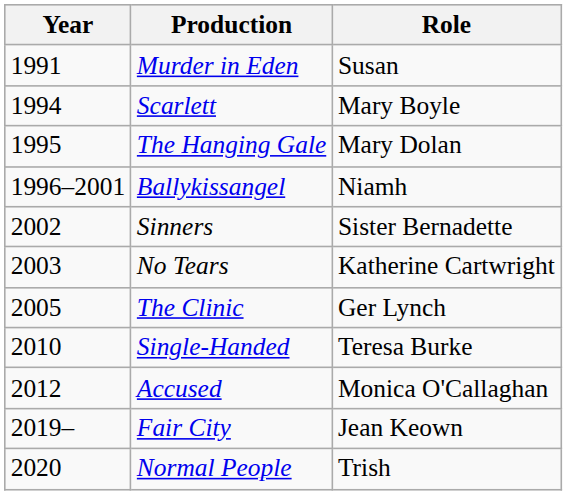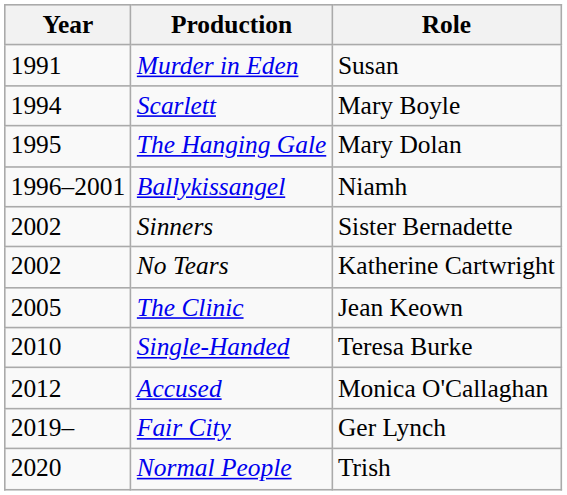(36, 266) 2003 -> (36, 266) 2002
(392, 307) Ger Lynch -> (400, 307) Jean Keown
(400, 428) Jean Keown -> (392, 428) Ger Lynch
